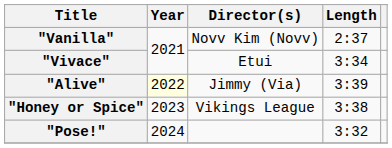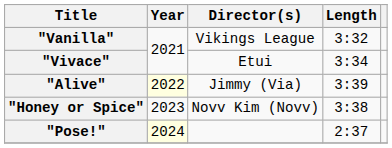(255, 39) Novv Kim (Novv) -> (255, 39) Vikings League
(351, 39) 2:37 -> (351, 39) 3:32
(255, 108) Vikings League -> (255, 108) Novv Kim (Novv)
(168, 132) no background -> (168, 132) lightyellow background
(351, 132) 3:32 -> (351, 132) 2:37
